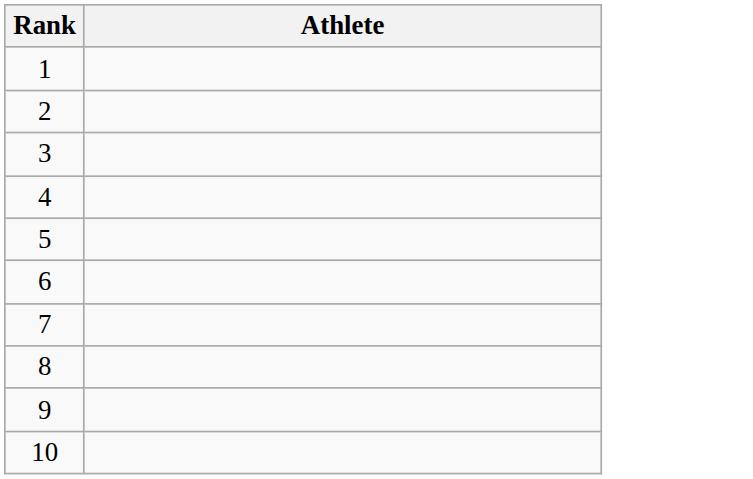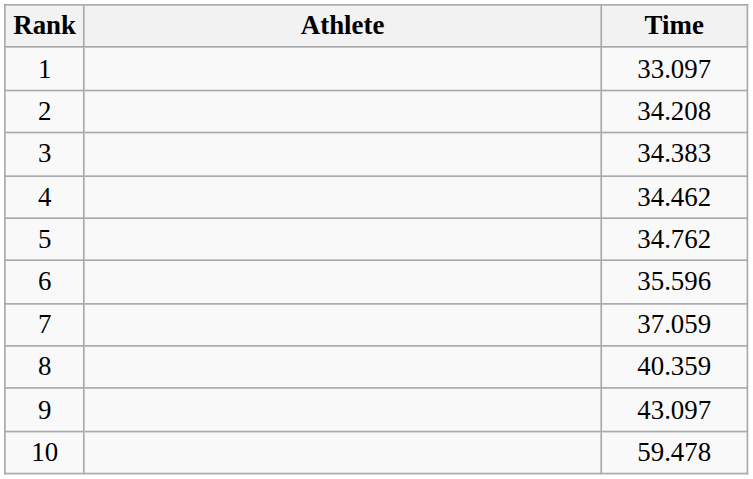+ column: (674, 25)
